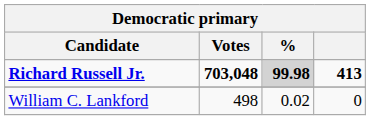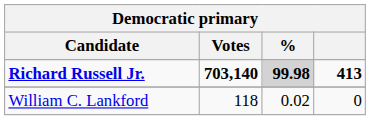(231, 73) 703,048 -> (231, 73) 703,140
(246, 101) 498 -> (246, 101) 118
